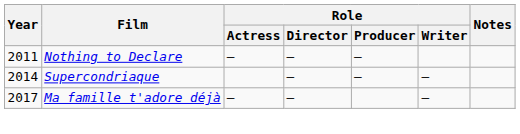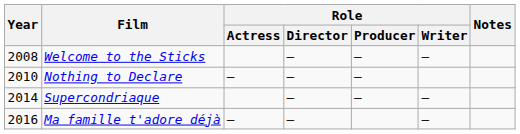+ row: (125, 56)
(23, 56) 2011 -> (23, 77) 2010
(23, 98) 2017 -> (23, 119) 2016
